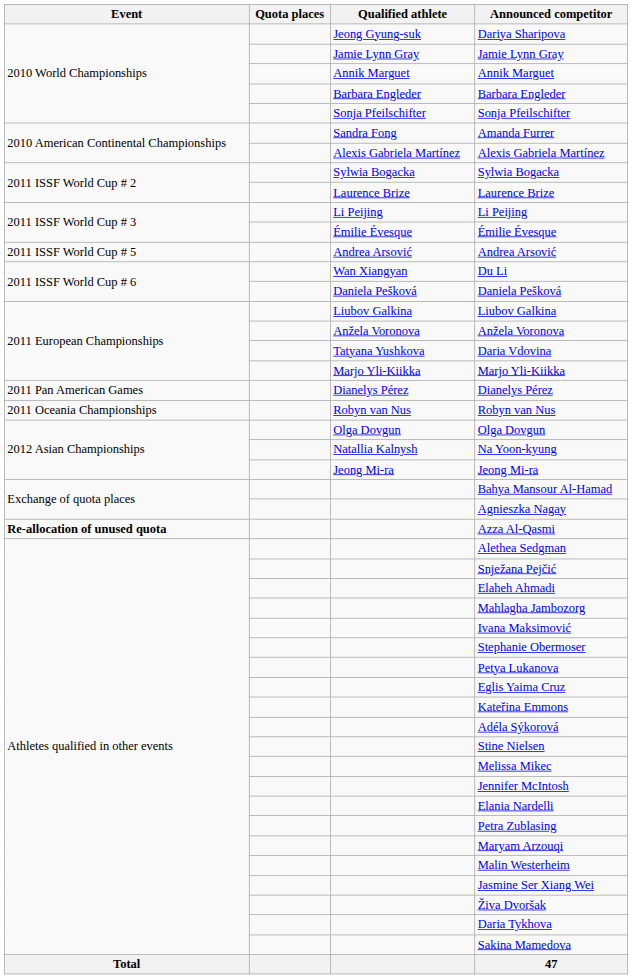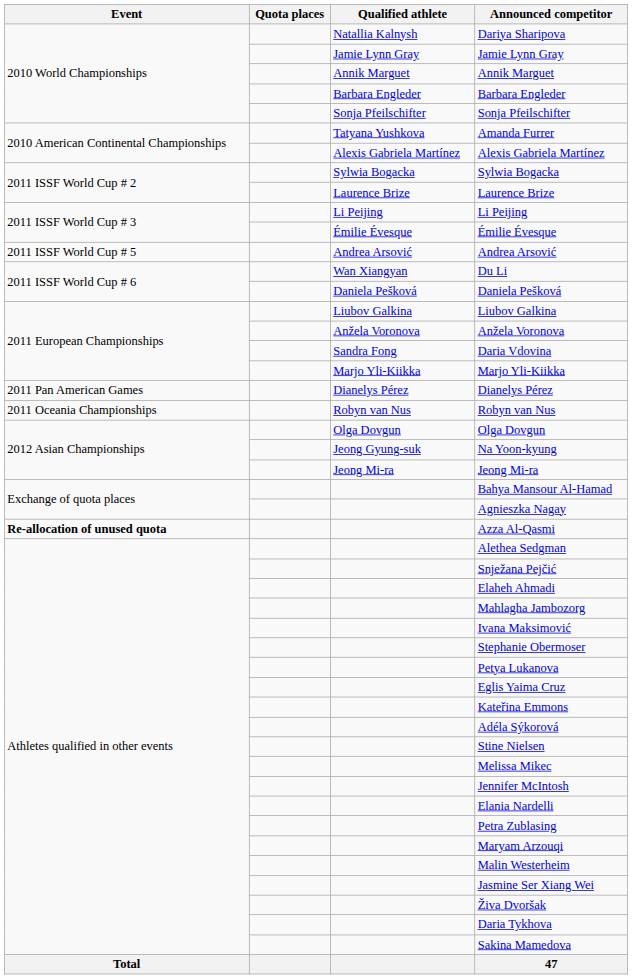(377, 34) Jeong Gyung-suk -> (375, 34) Natallia Kalnysh
(365, 133) Sandra Fong -> (379, 133) Tatyana Yushkova
(379, 350) Tatyana Yushkova -> (365, 350) Sandra Fong
(375, 449) Natallia Kalnysh -> (377, 449) Jeong Gyung-suk
